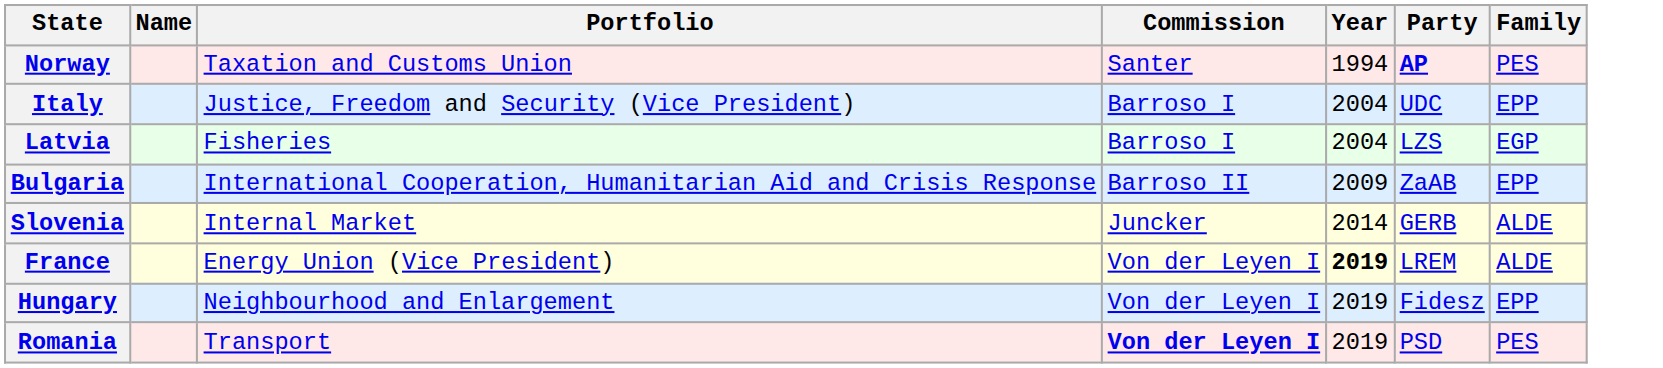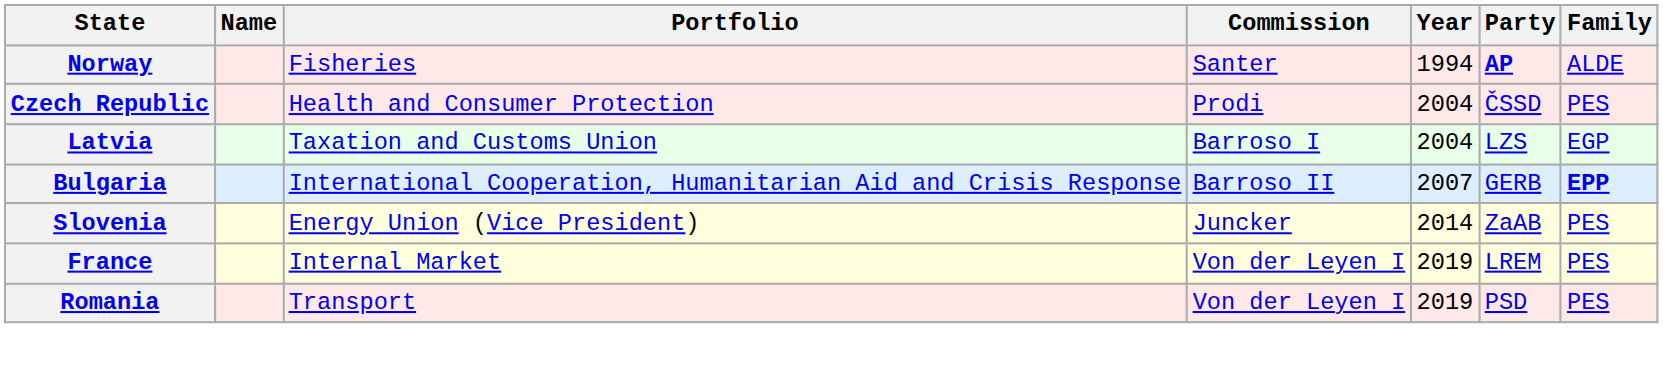(388, 64) Taxation and Customs Union -> (352, 64) Fisheries
(1517, 64) PES -> (1595, 64) ALDE
+ row: (110, 104)
- row: (67, 104)
(267, 144) Fisheries -> (473, 144) Taxation and Customs Union
(1360, 183) 2009 -> (1445, 183) 2007
(1428, 183) ZaAB -> (1513, 183) GERB
(1517, 183) normal -> (1588, 183) bold
(310, 223) Internal Market -> (494, 223) Energy Union (Vice President)
(1428, 223) GERB -> (1513, 223) ZaAB
(1524, 223) ALDE -> (1588, 223) PES
(409, 263) Energy Union (Vice President) -> (395, 263) Internal Market
(1360, 263) bold -> (1445, 263) normal
(1524, 263) ALDE -> (1588, 263) PES
- row: (67, 302)
(1214, 342) bold -> (1299, 302) normal
